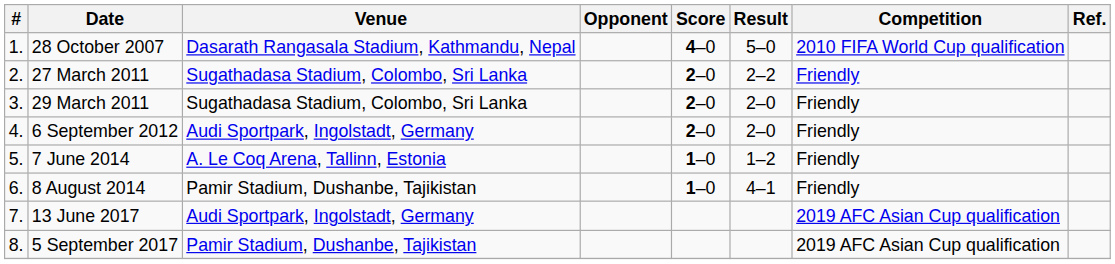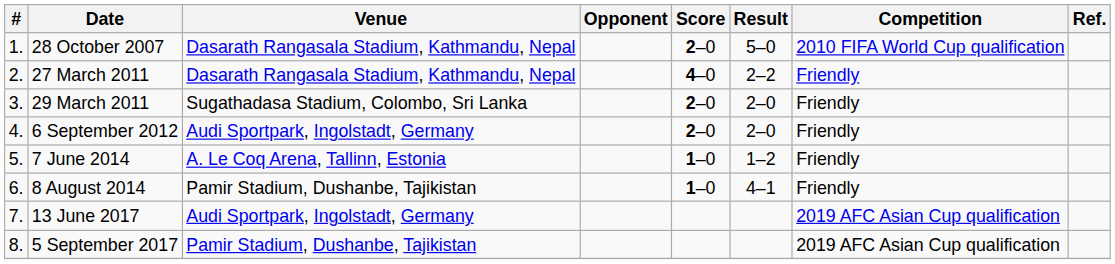(701, 47) 4–0 -> (701, 47) 2–0
(357, 75) Sugathadasa Stadium, Colombo, Sri Lanka -> (381, 75) Dasarath Rangasala Stadium, Kathmandu, Nepal
(701, 75) 2–0 -> (701, 75) 4–0
